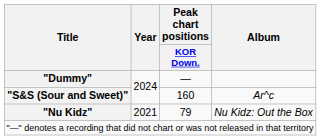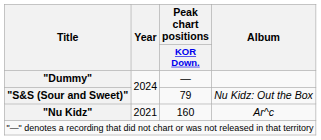(186, 95) 160 -> (186, 95) 79
(264, 95) Ar^c -> (264, 95) Nu Kidz: Out the Box
(186, 112) 79 -> (186, 112) 160
(264, 112) Nu Kidz: Out the Box -> (264, 112) Ar^c
